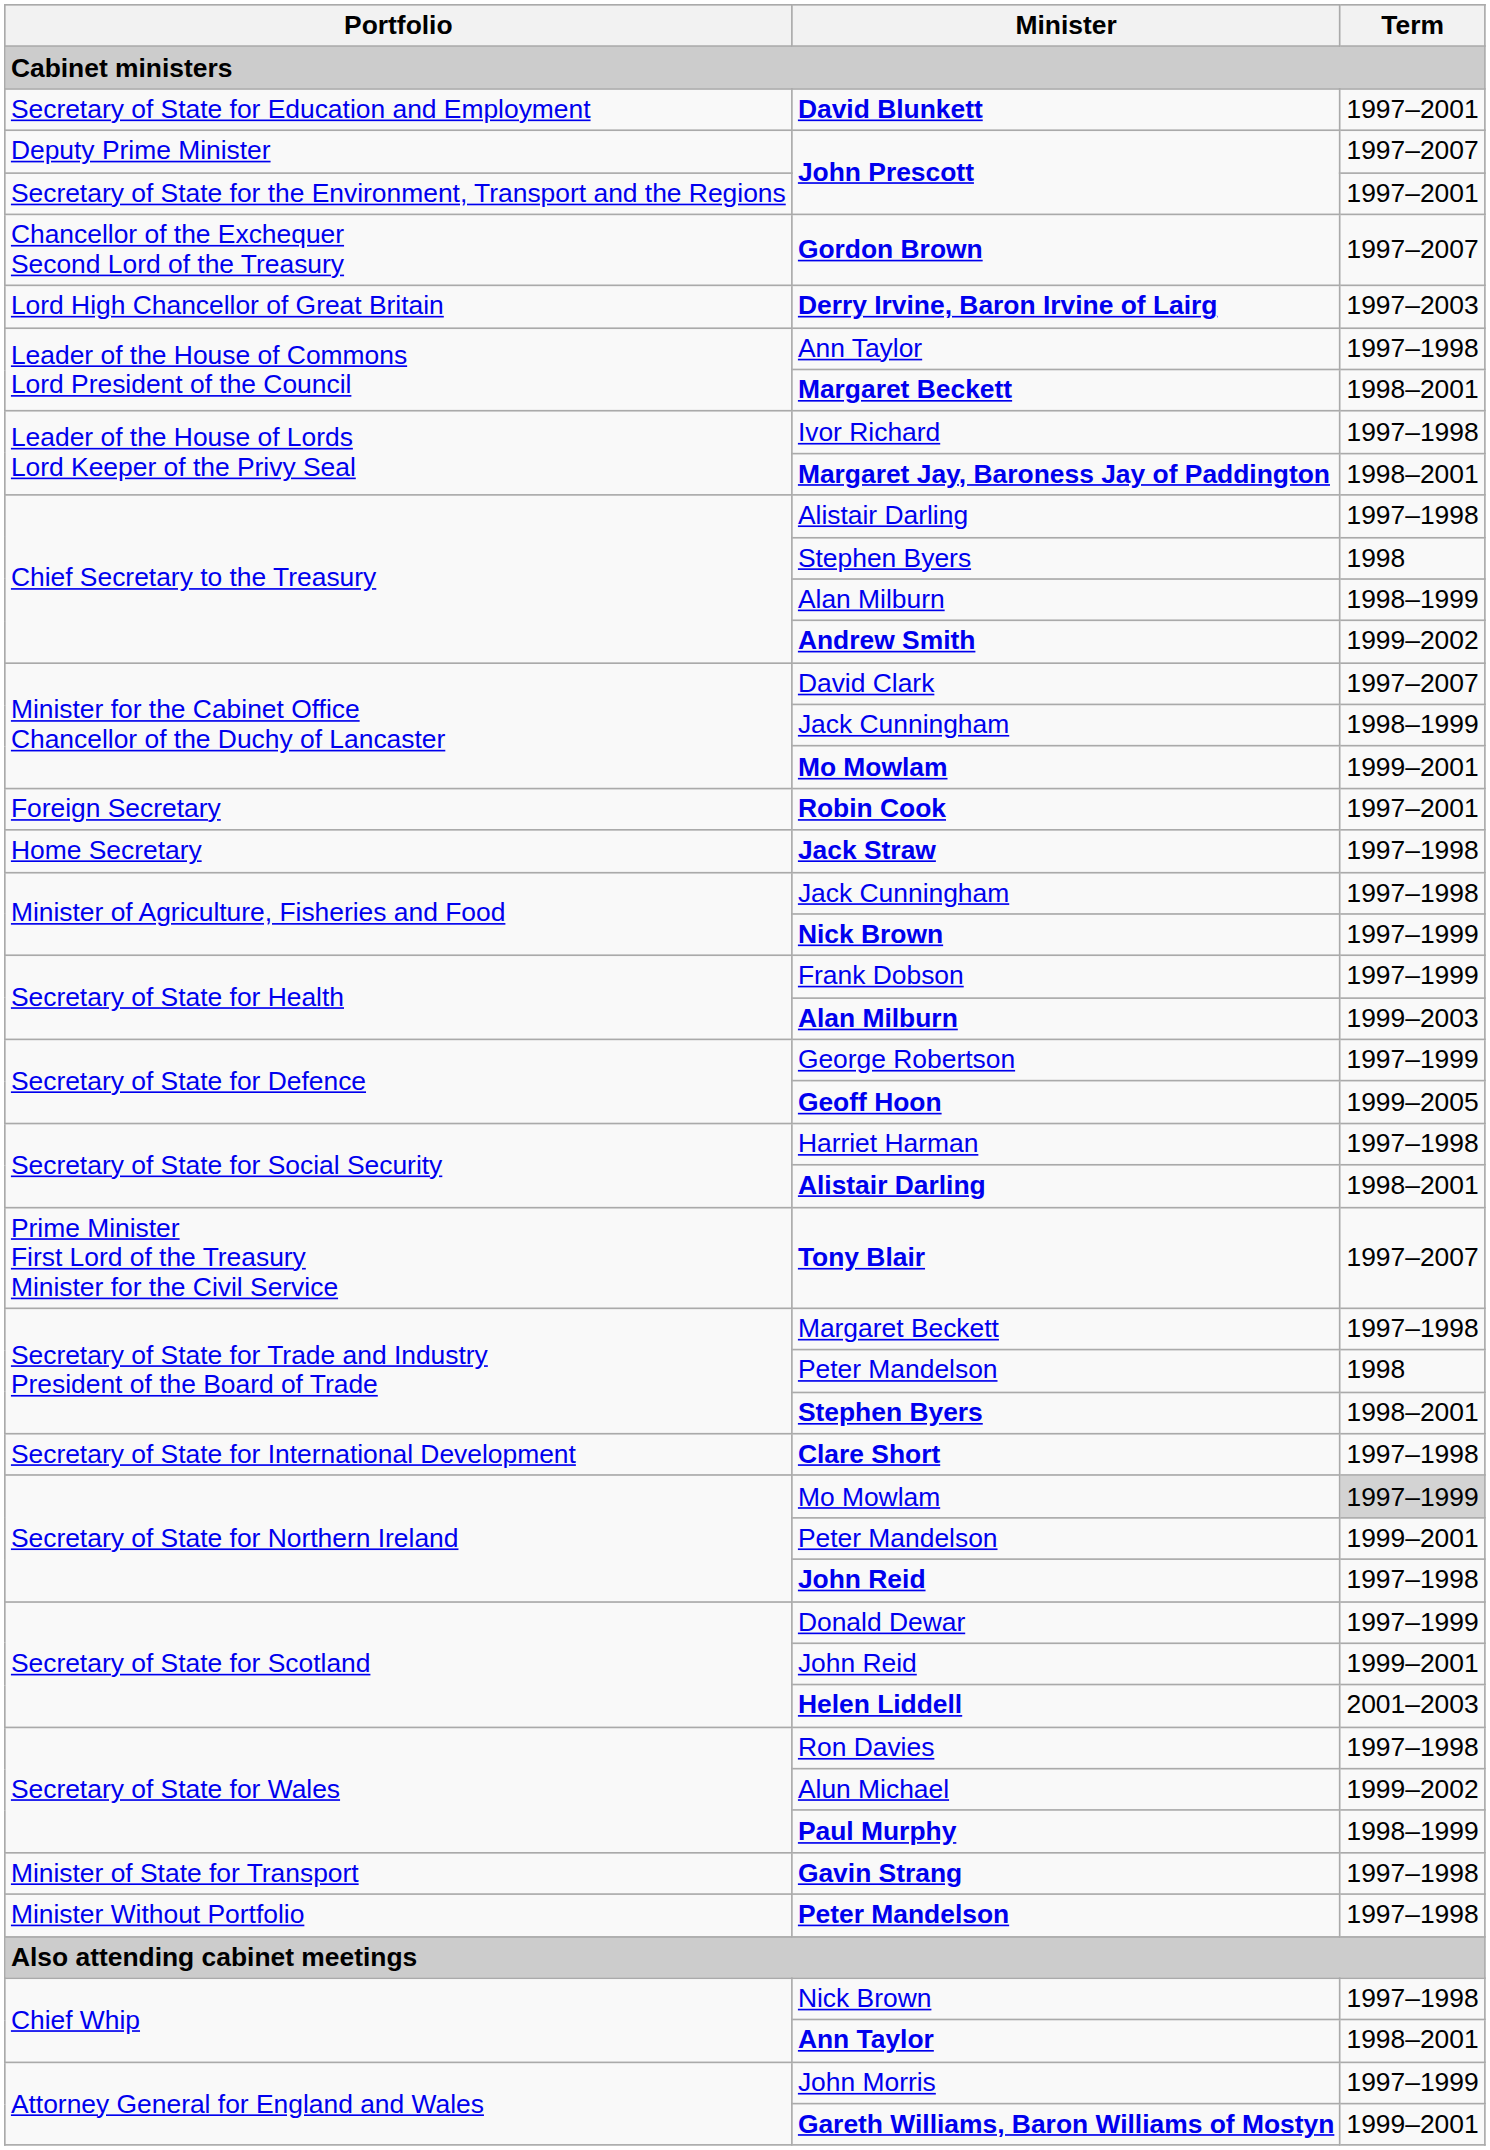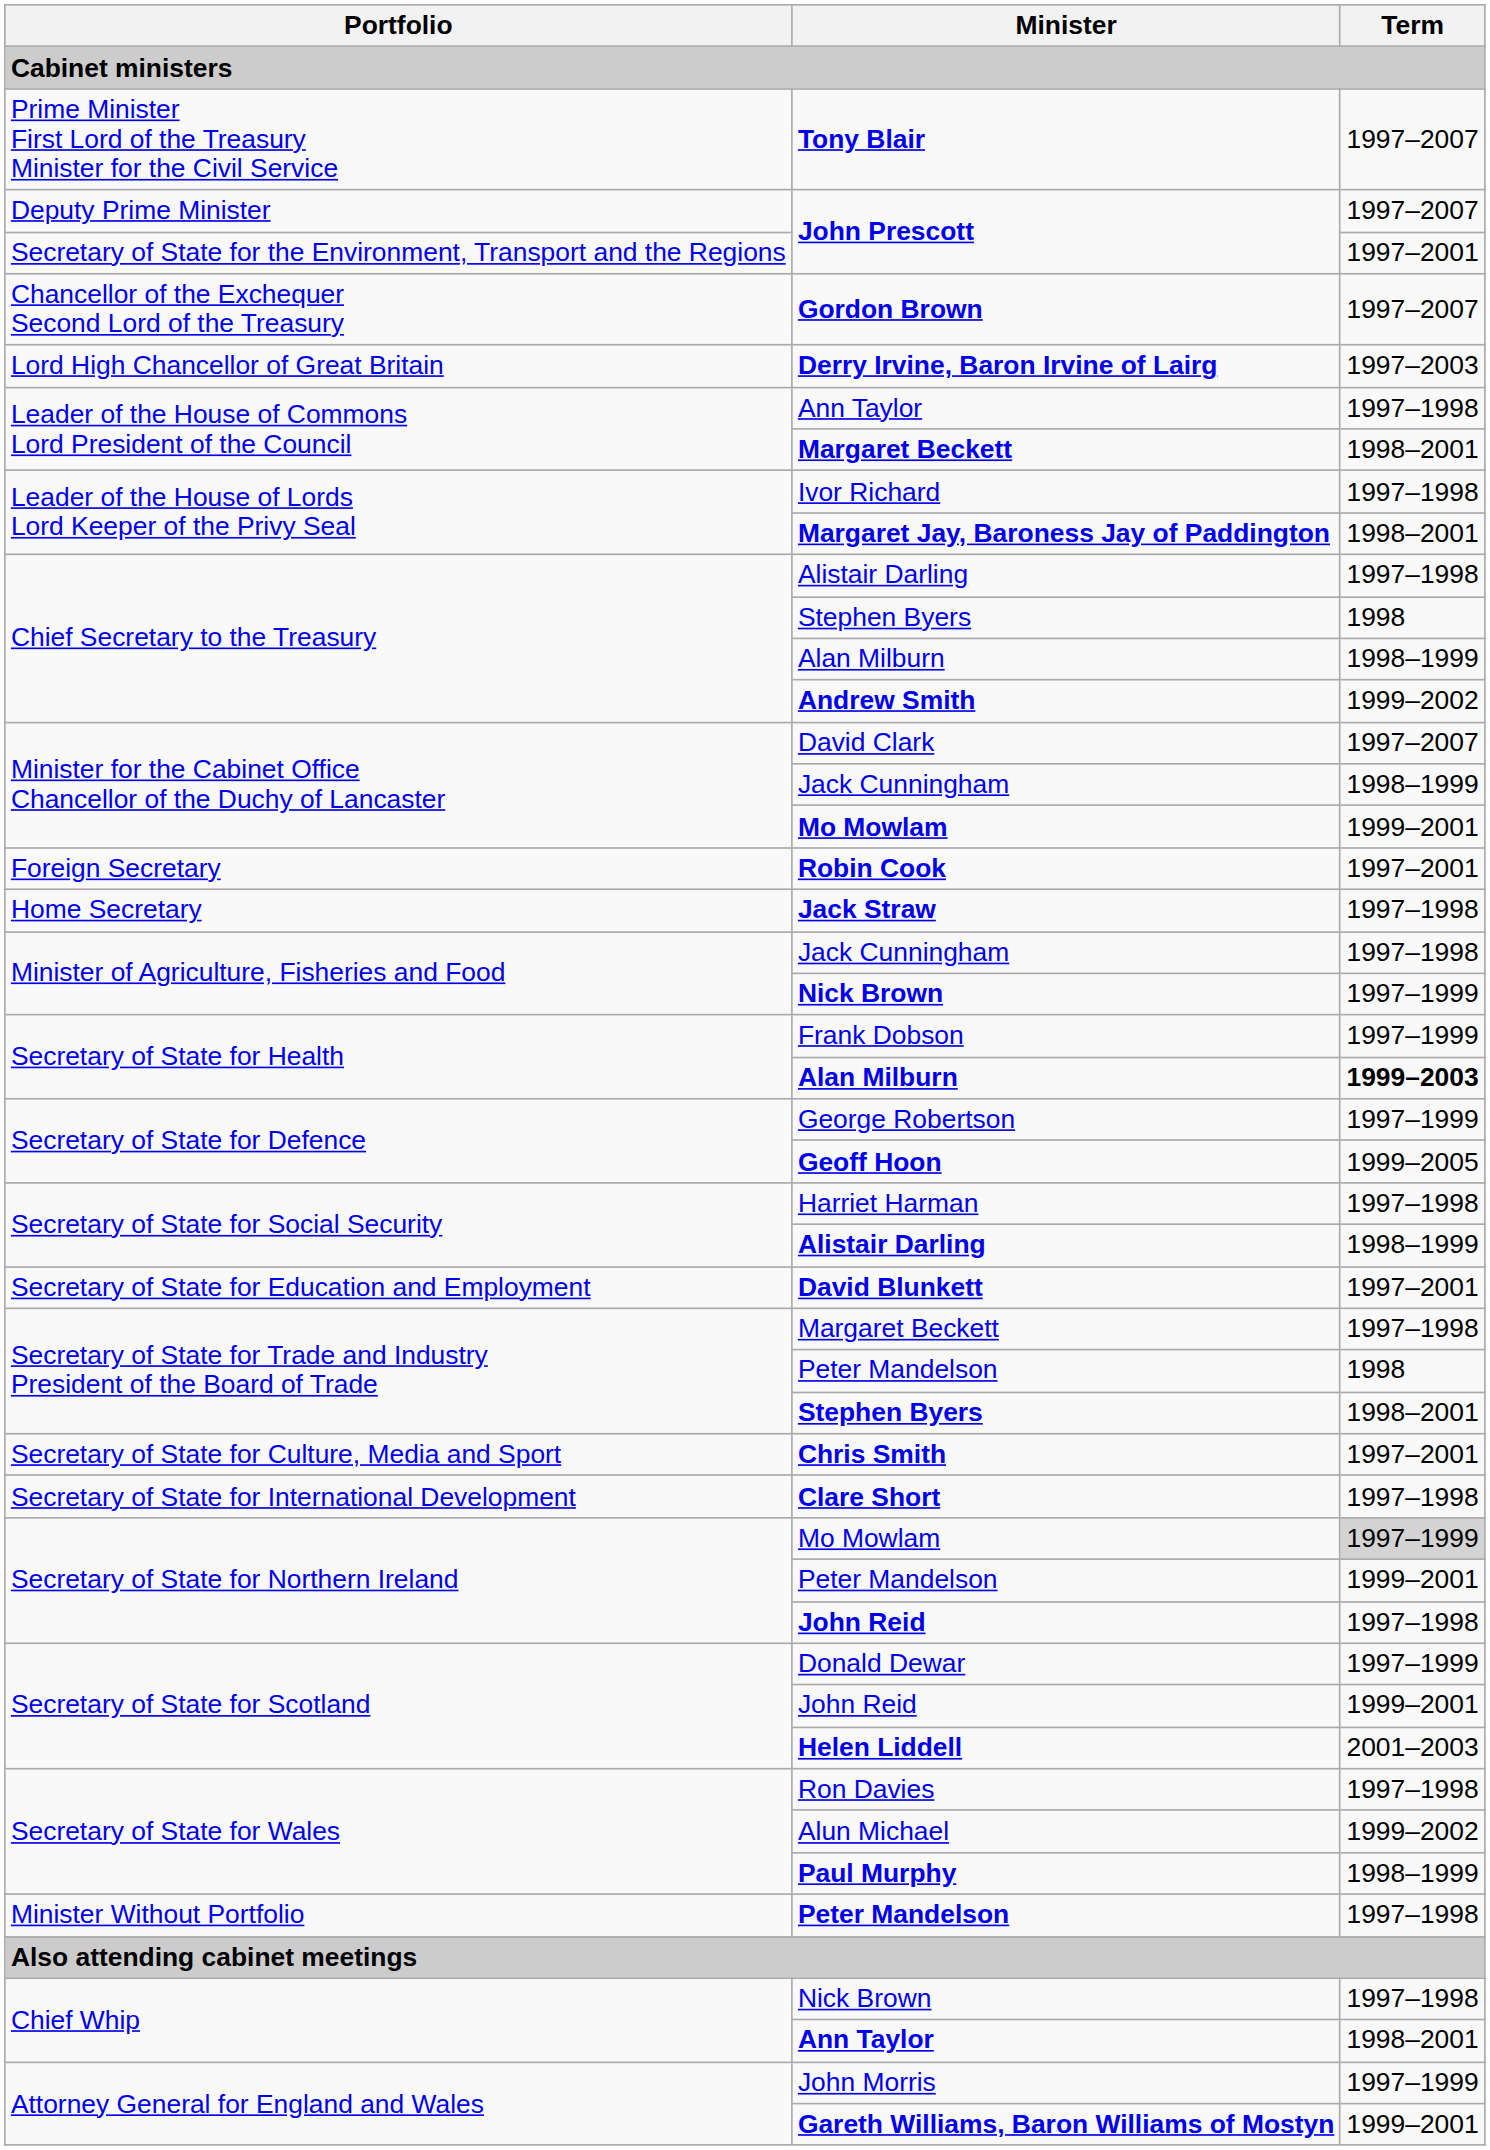rows swapped: (174, 1257) <-> (301, 109)
(1413, 1018) normal -> (1413, 1077) bold
(1413, 1185) 1998–2001 -> (1413, 1244) 1998–1999
+ row: (286, 1454)
- row: (185, 1873)
